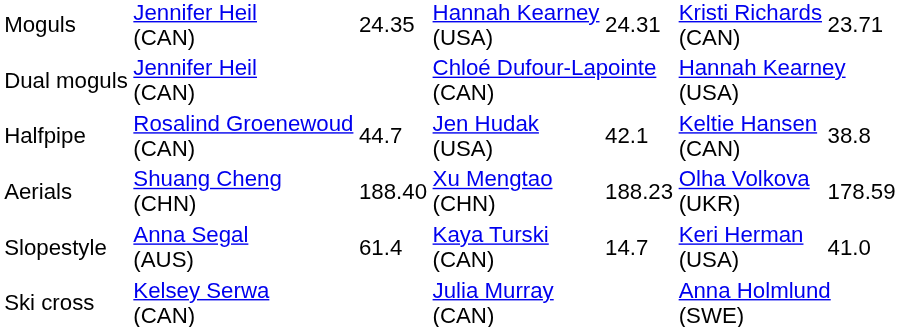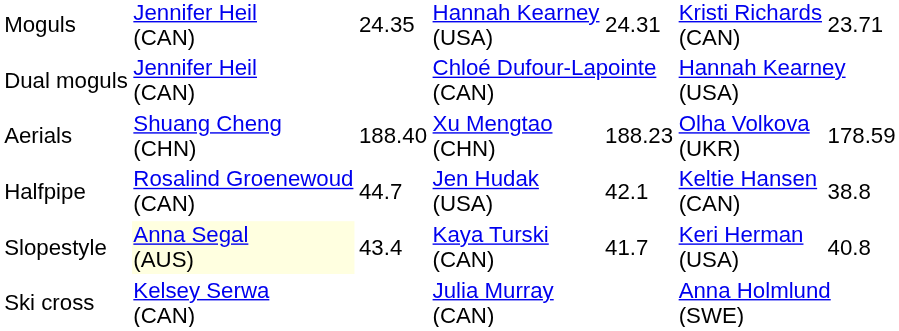rows swapped: (38, 191) <-> (45, 136)
(191, 247) no background -> (191, 247) lightyellow background
(381, 247) 61.4 -> (381, 247) 43.4
(627, 247) 14.7 -> (627, 247) 41.7
(849, 247) 41.0 -> (849, 247) 40.8
